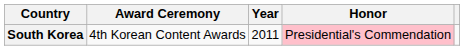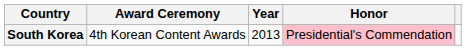(265, 34) 2011 -> (266, 34) 2013
